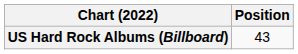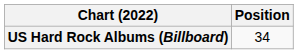(262, 37) 43 -> (262, 37) 34
